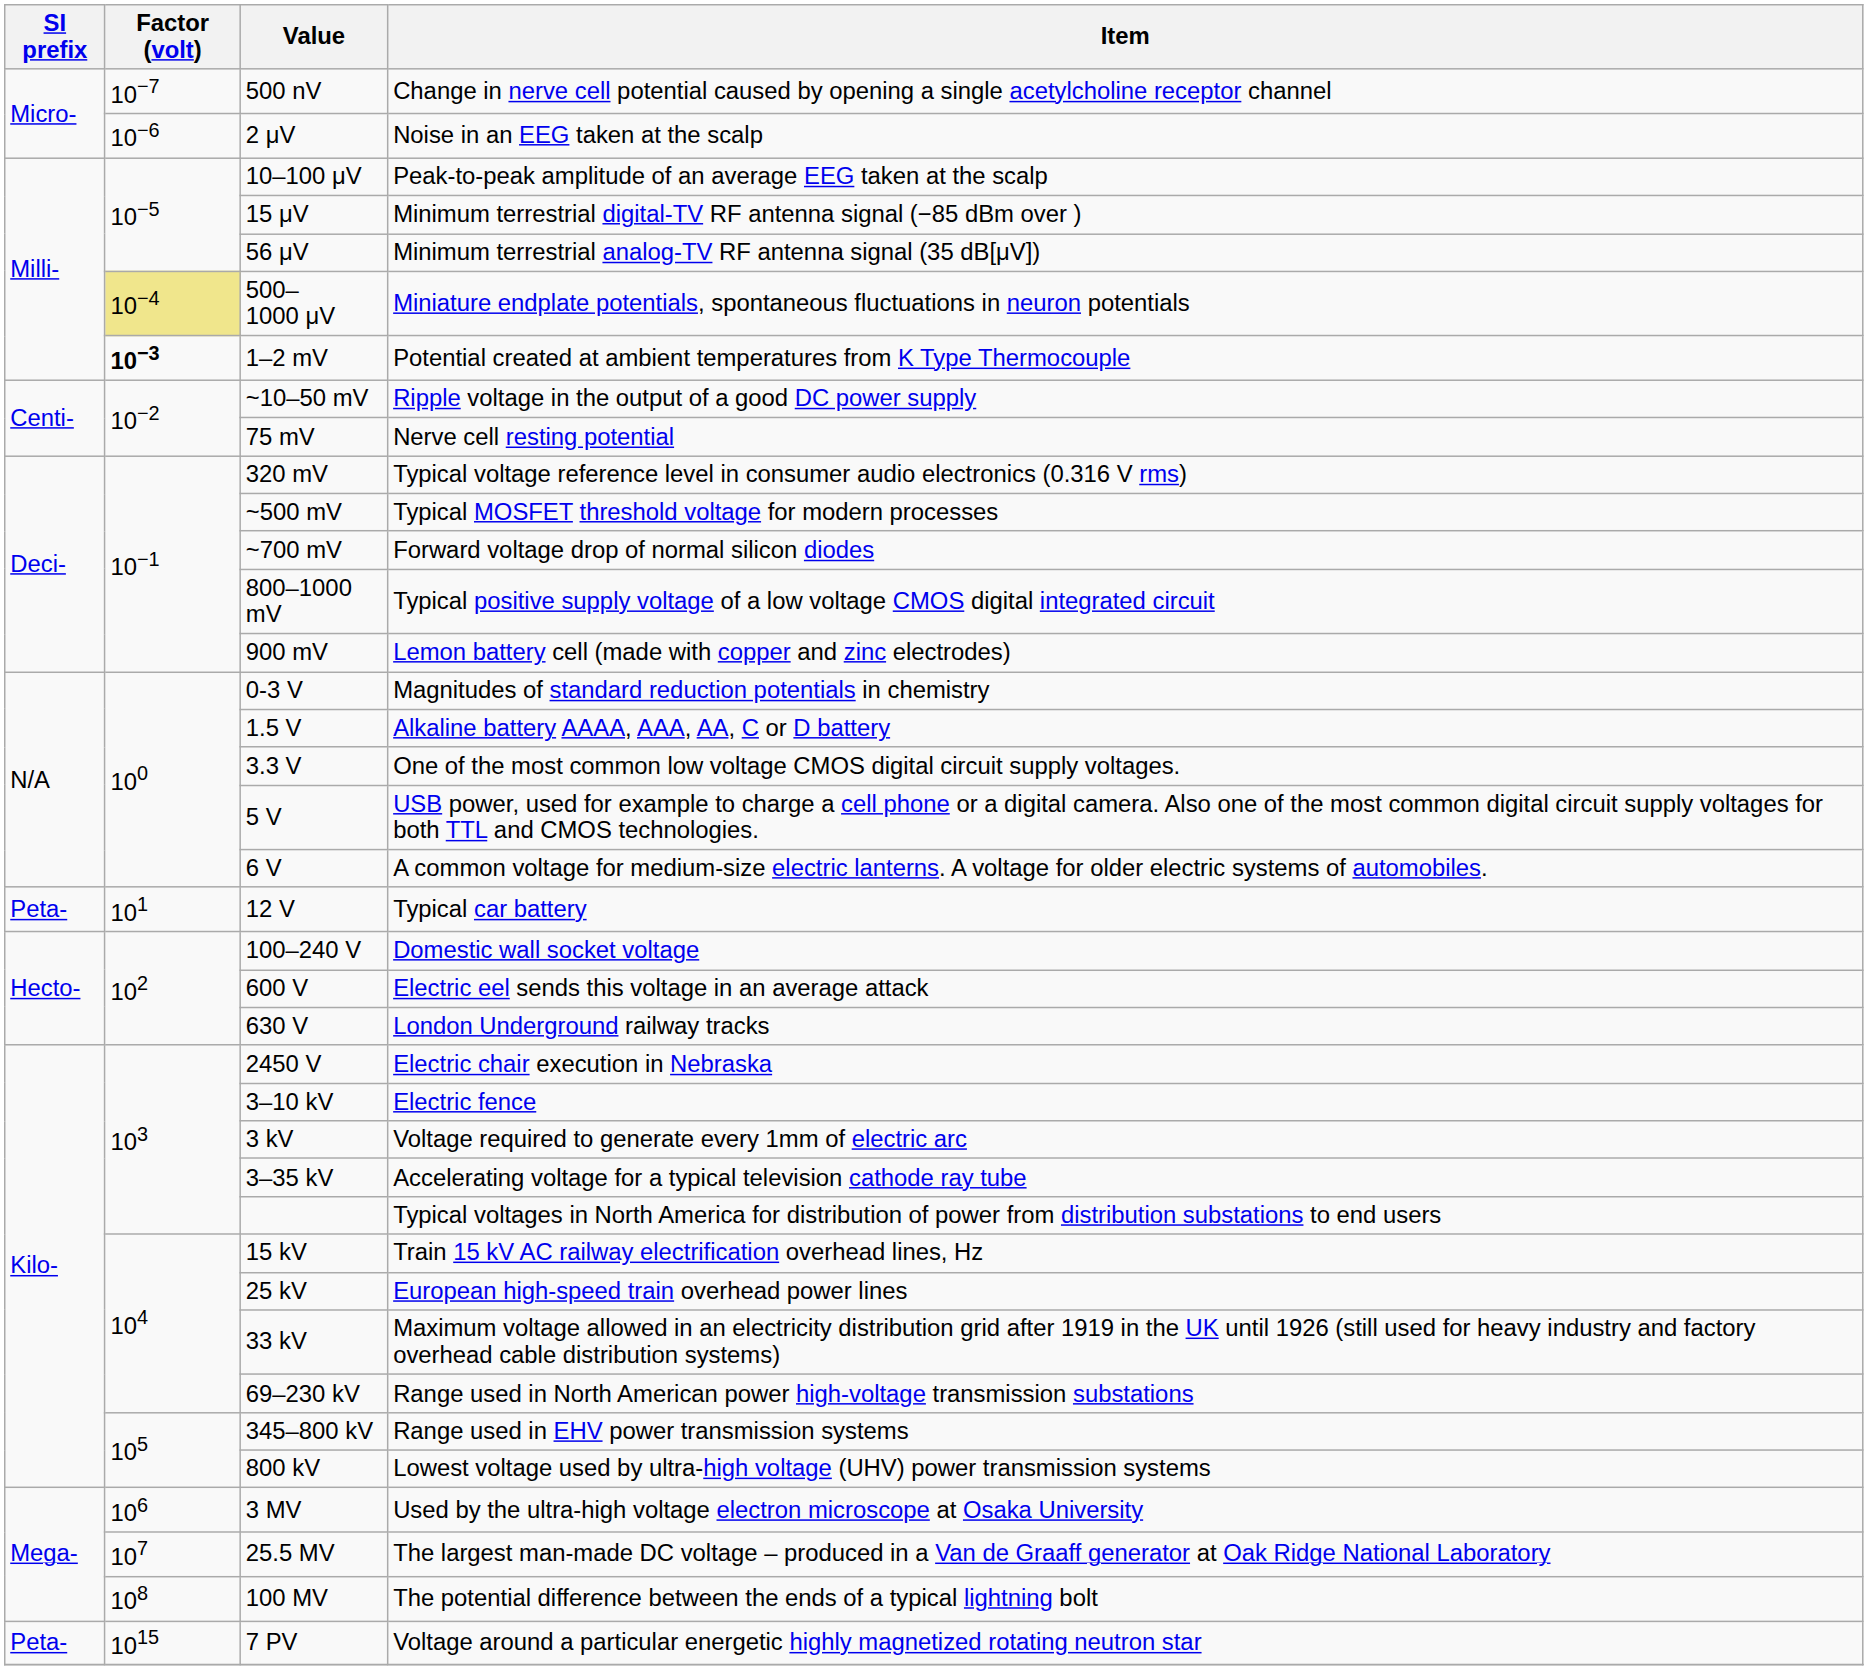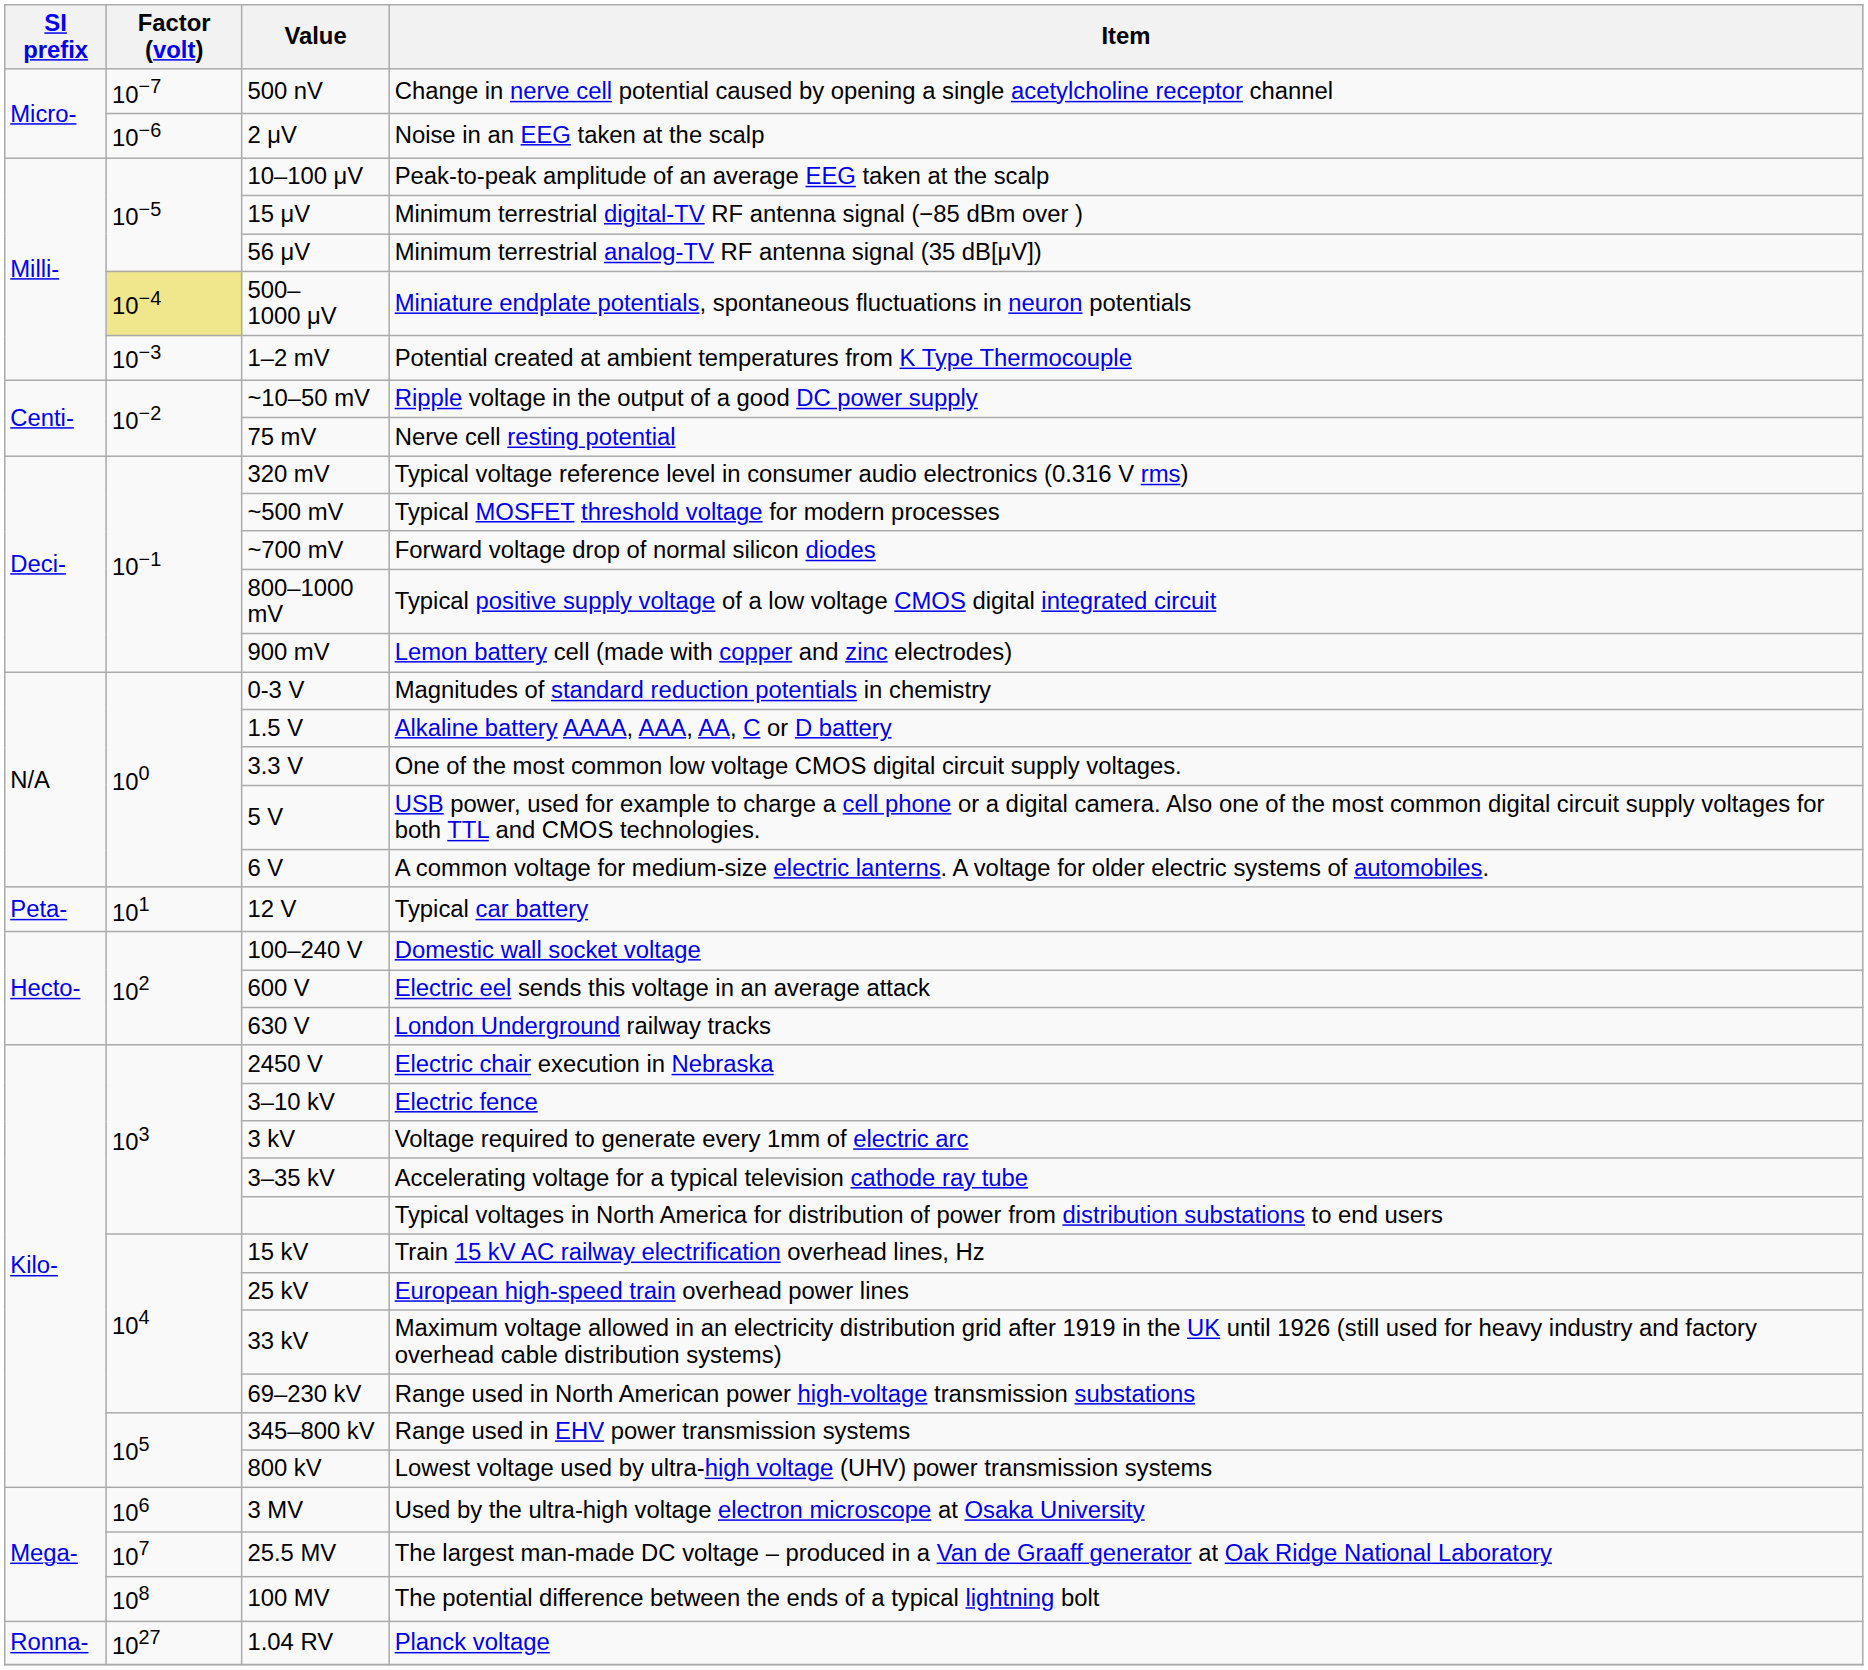(135, 357) bold -> (137, 357) normal
- row: (272, 1642)
+ row: (290, 1642)
